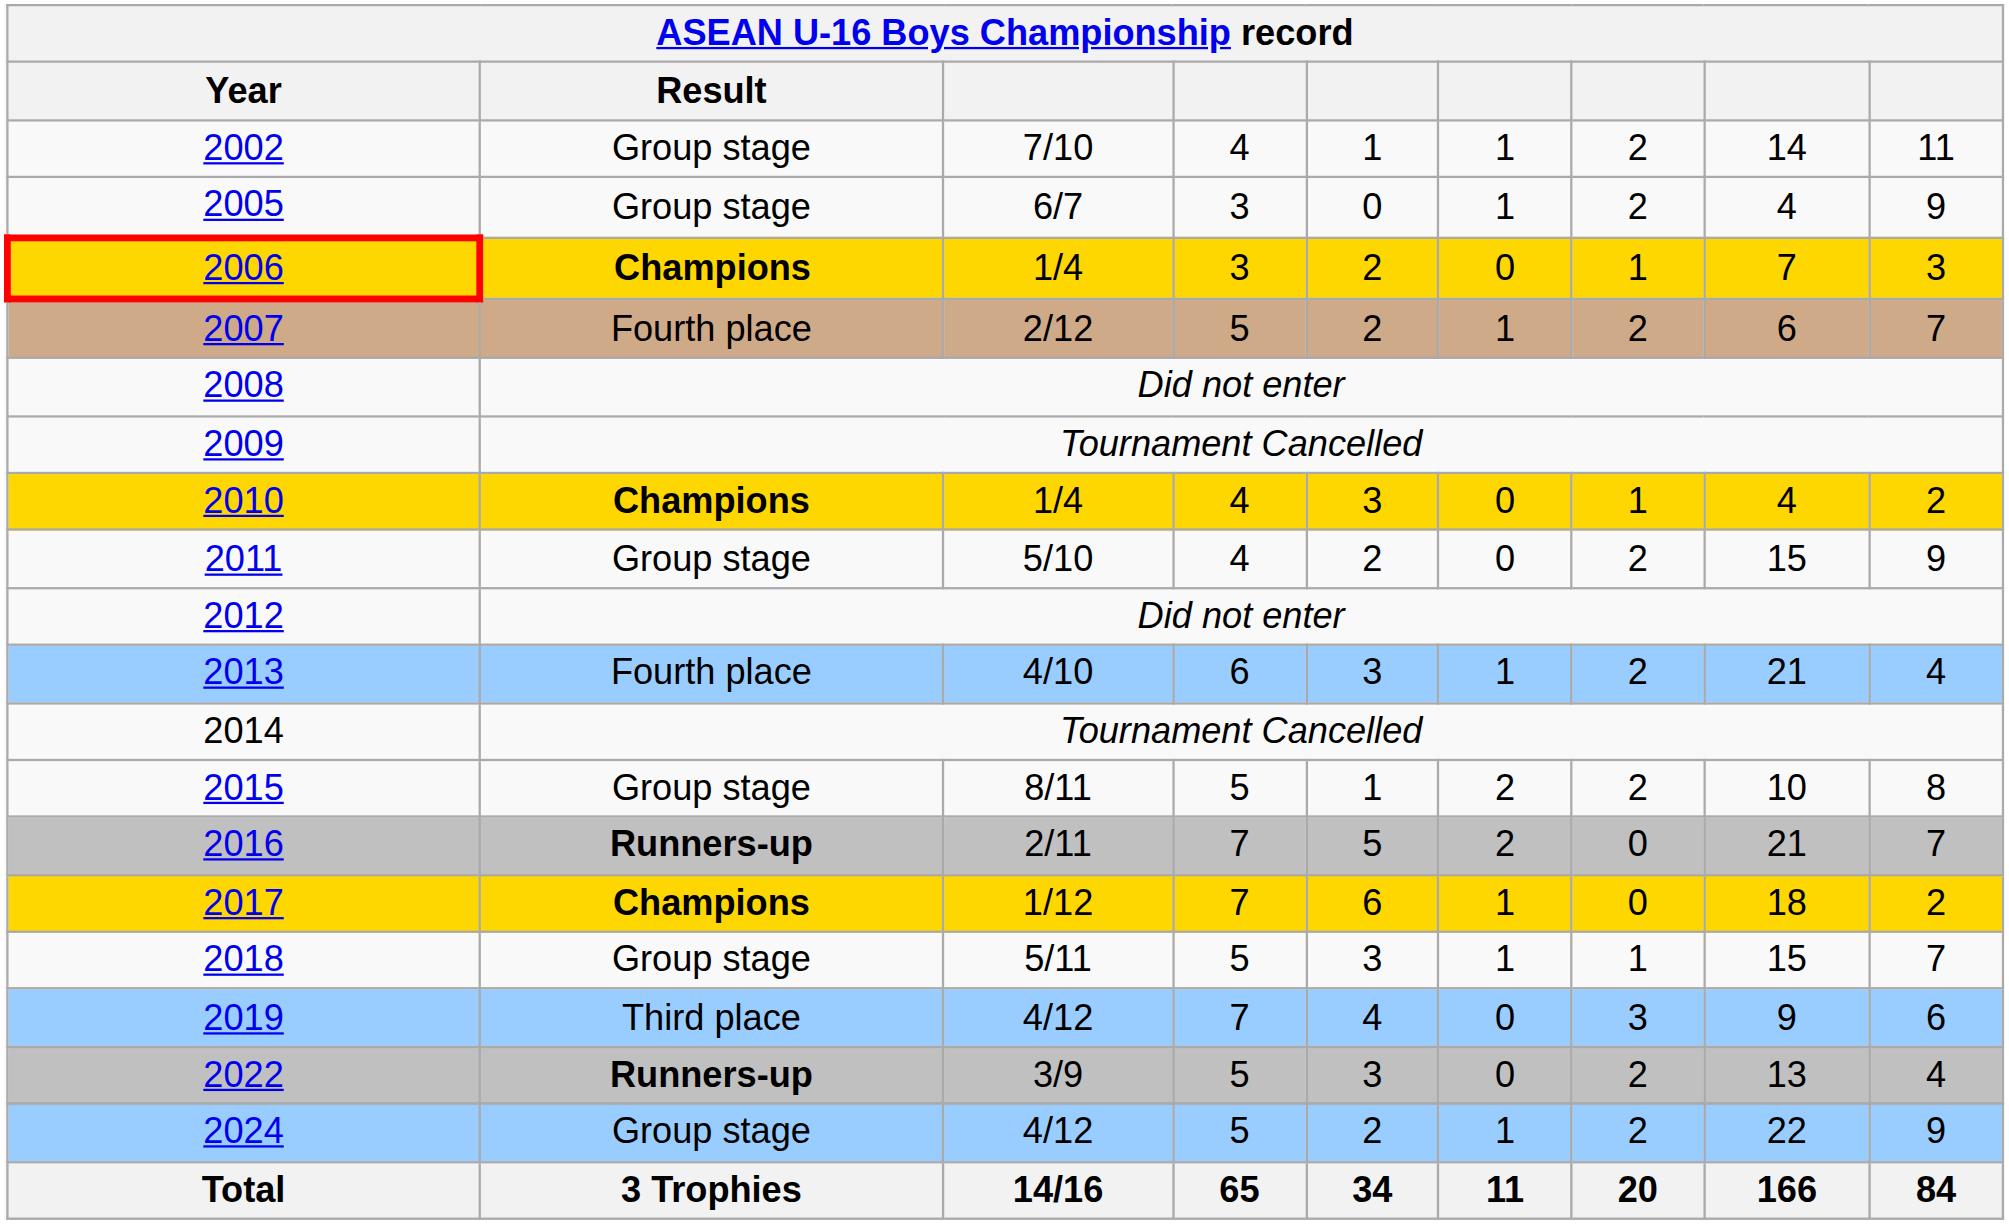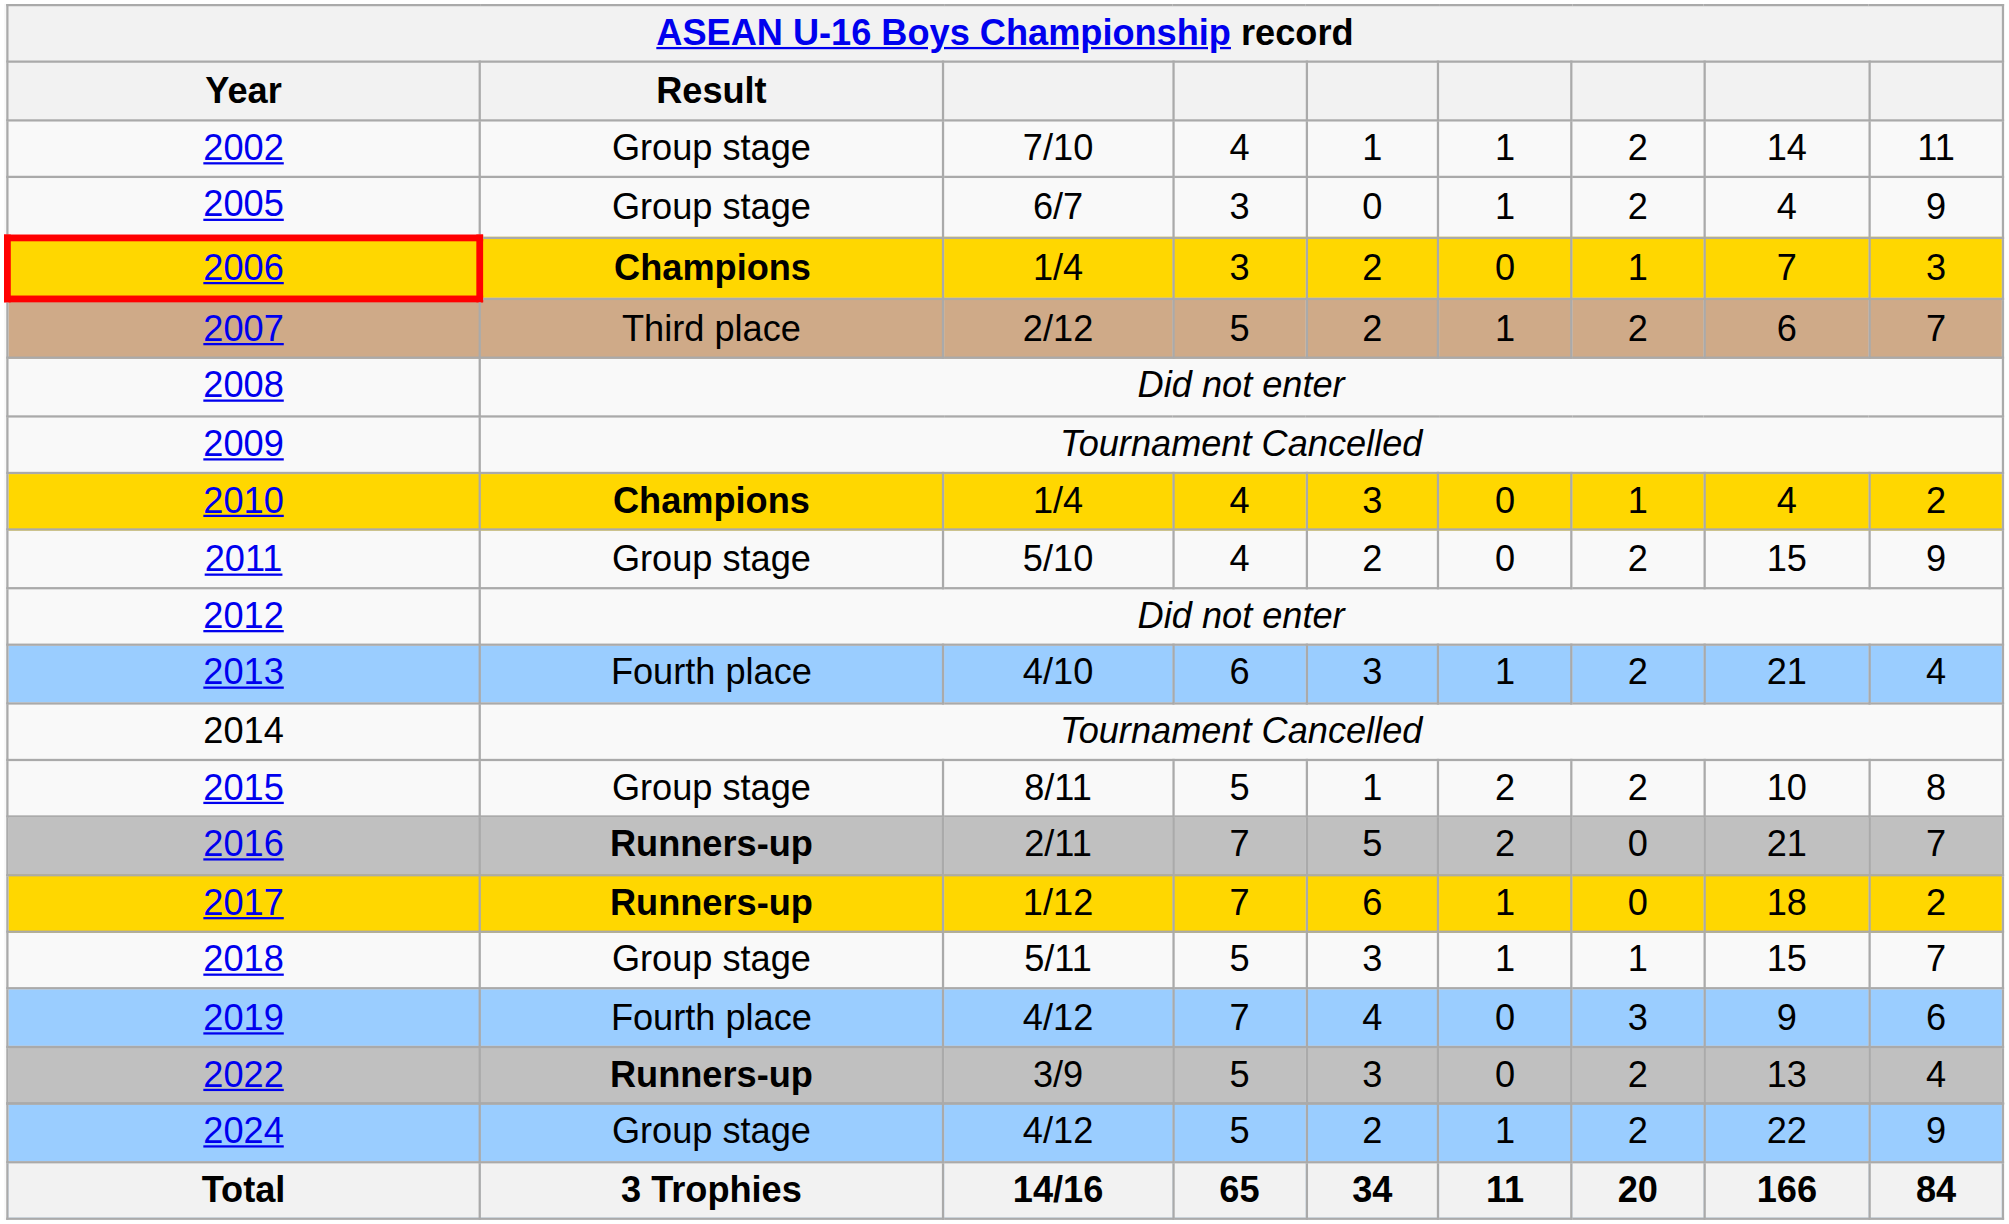(711, 327) Fourth place -> (711, 327) Third place
(711, 902) Champions -> (711, 902) Runners-up
(711, 1017) Third place -> (711, 1017) Fourth place
